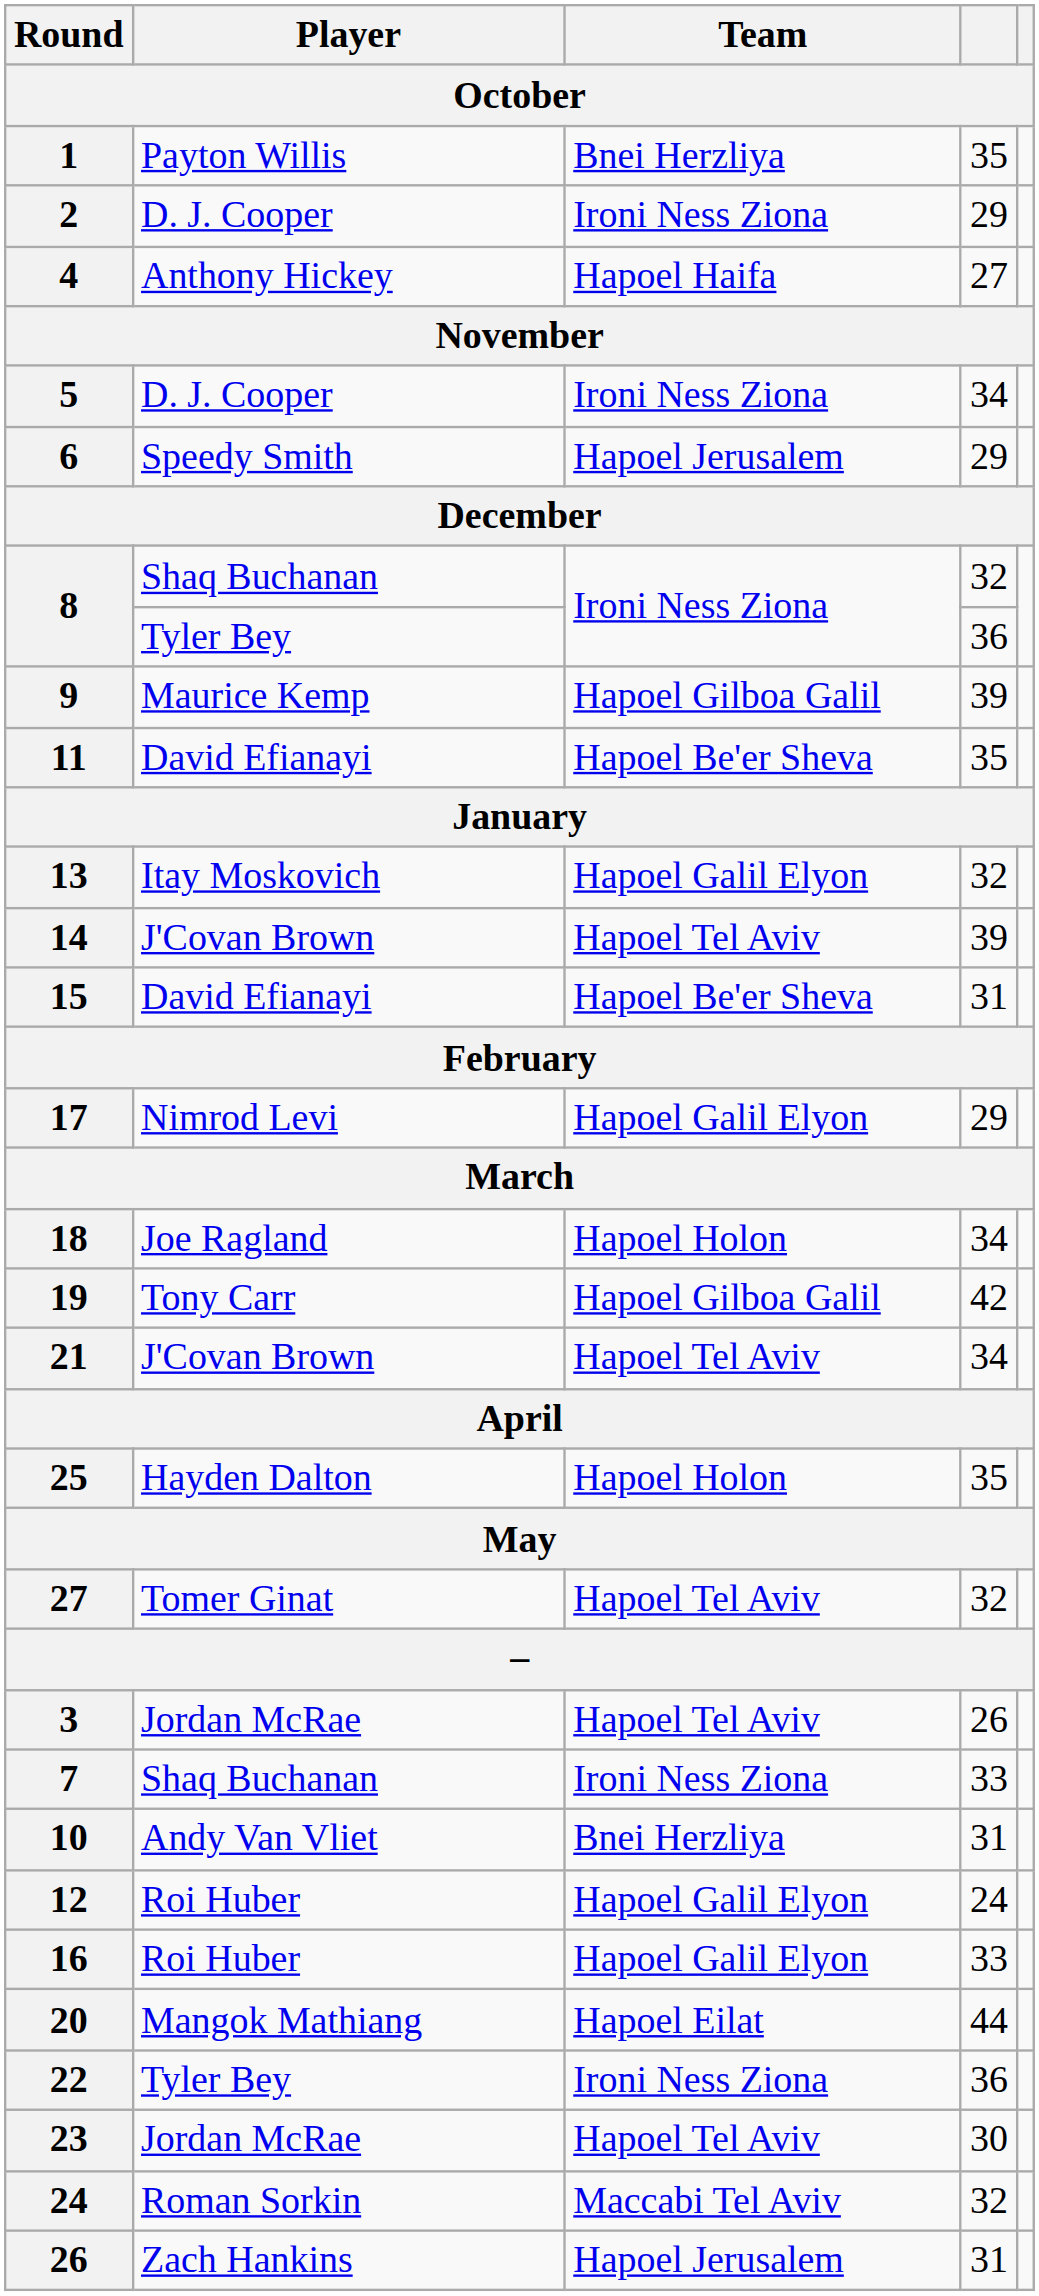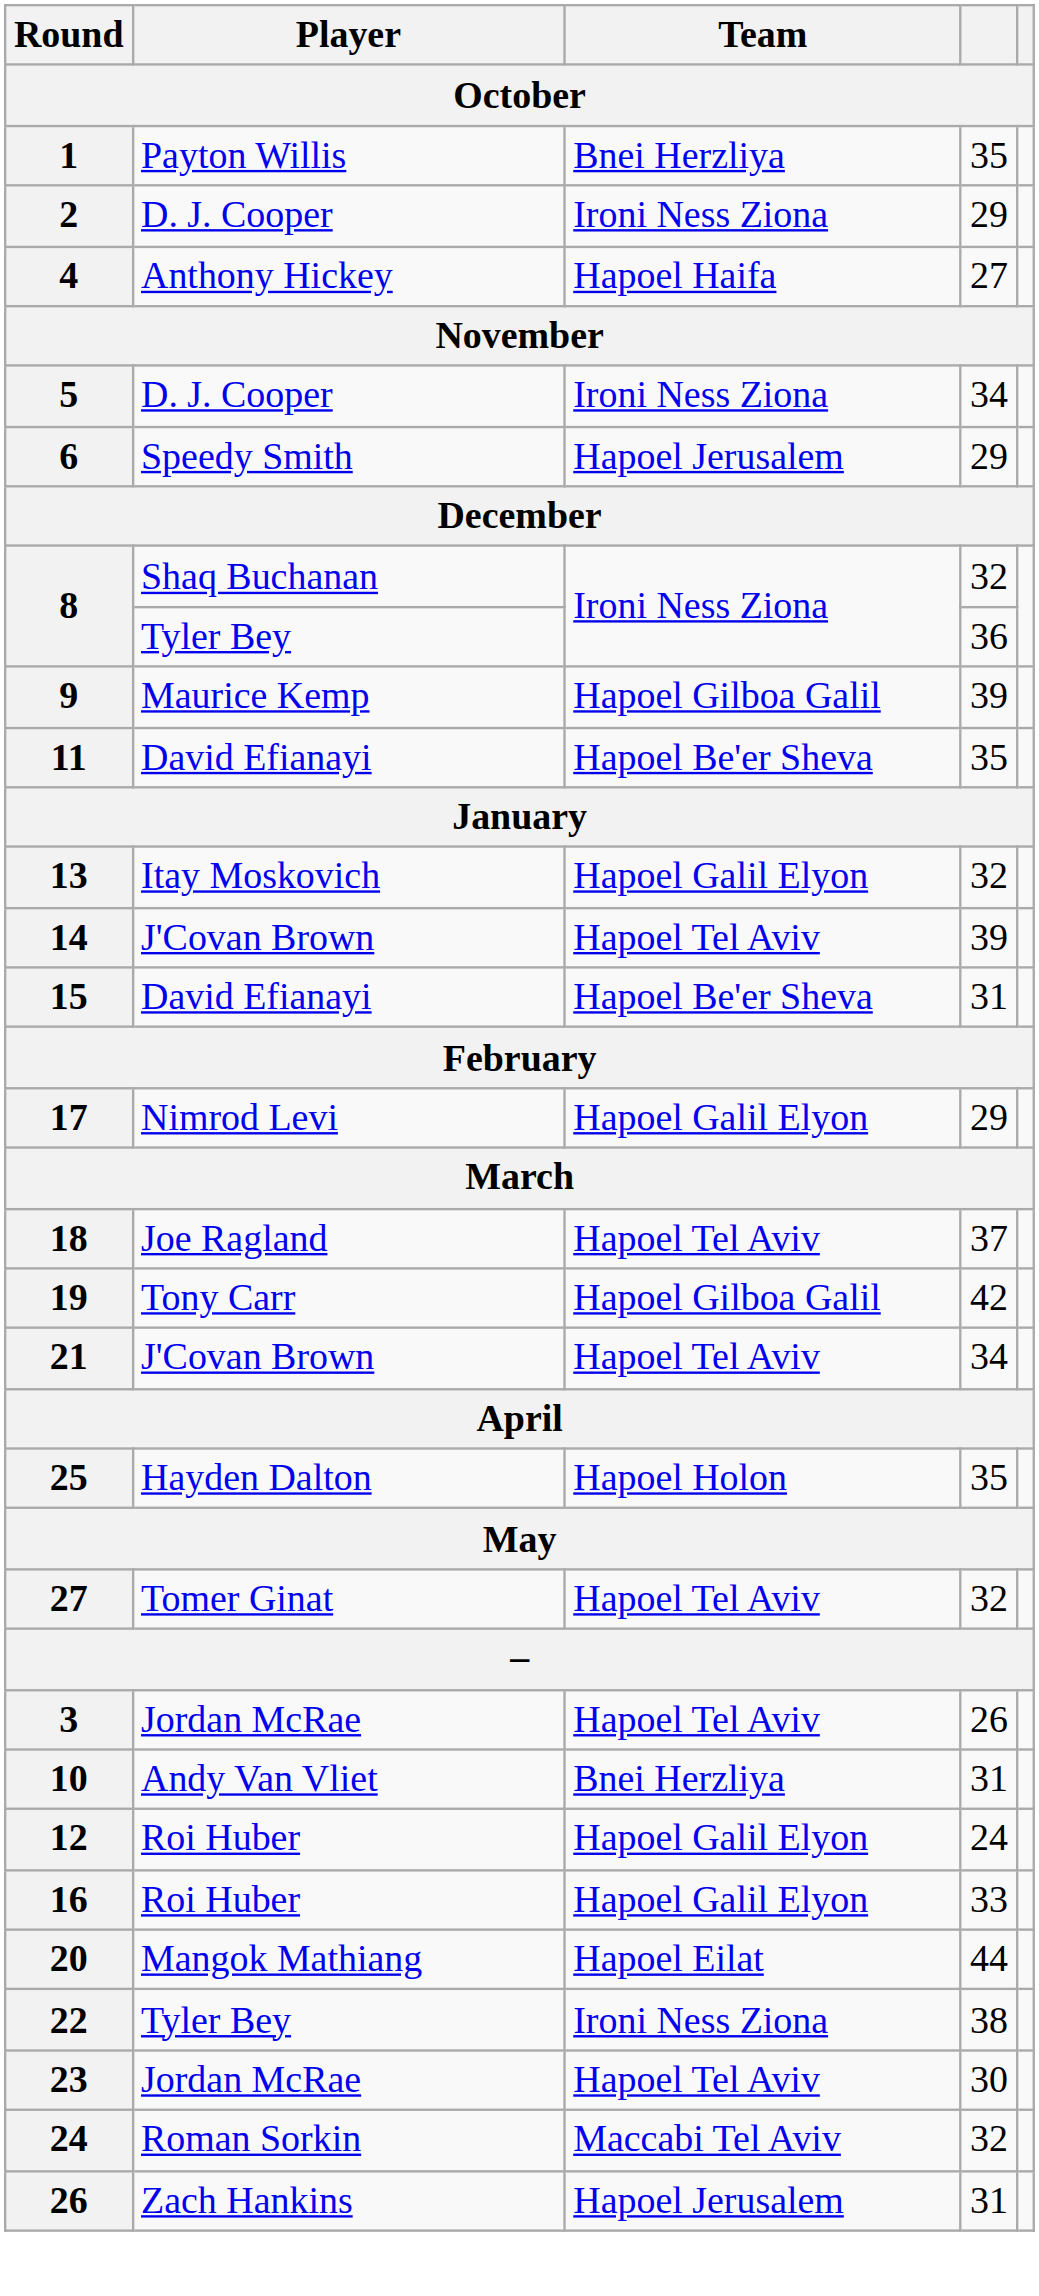(680, 1237) Hapoel Holon -> (697, 1237) Hapoel Tel Aviv
(989, 1237) 34 -> (989, 1237) 37
- row: (69, 1778)
(989, 2079) 36 -> (989, 2019) 38
